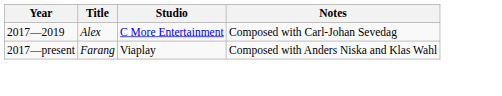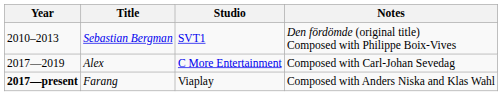+ row: (128, 38)
(41, 50) normal -> (42, 81) bold
